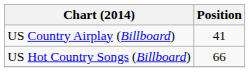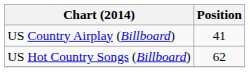(219, 56) 66 -> (219, 56) 62
